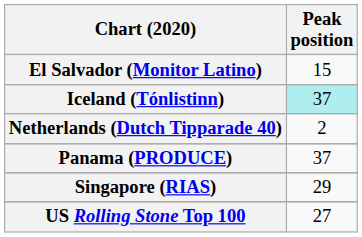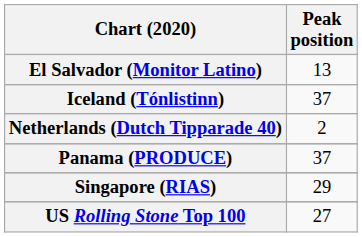(322, 69) 15 -> (322, 69) 13
(322, 98) paleturquoise background -> (322, 98) no background
